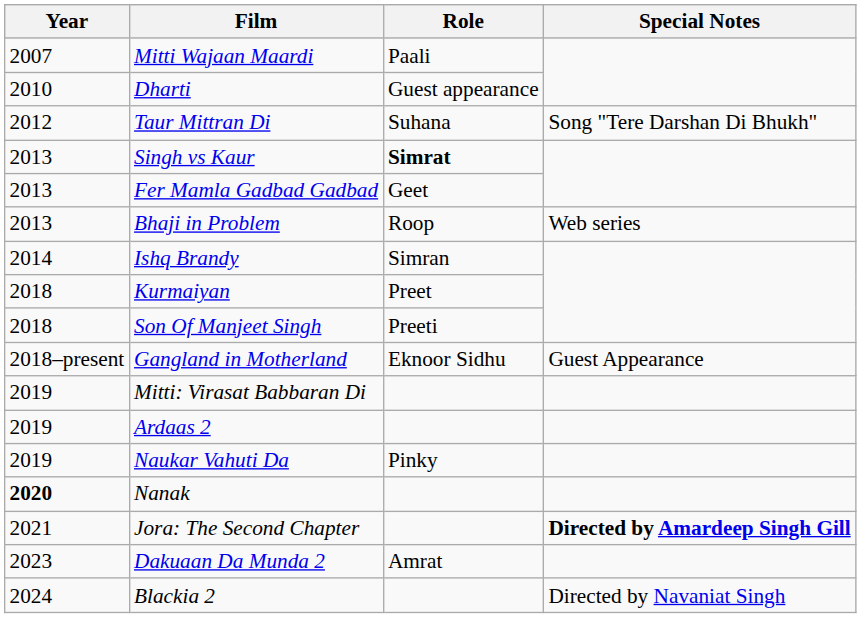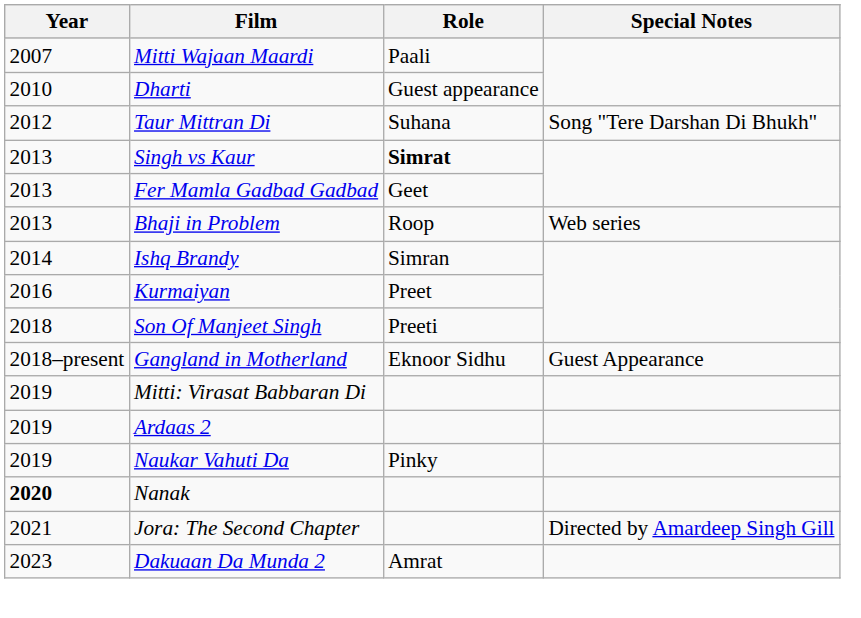(31, 291) 2018 -> (31, 291) 2016
(700, 527) bold -> (691, 527) normal
- row: (175, 595)
